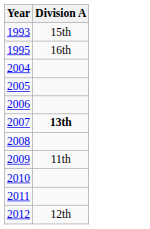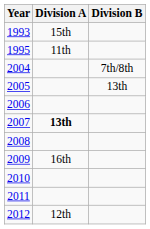+ column: (117, 13)
(61, 50) 16th -> (61, 50) 11th
(61, 159) 11th -> (61, 159) 16th
